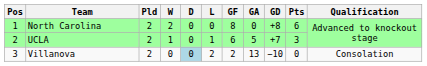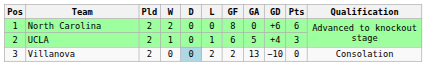(275, 26) +8 -> (275, 26) +6
(275, 40) +7 -> (275, 40) +4
